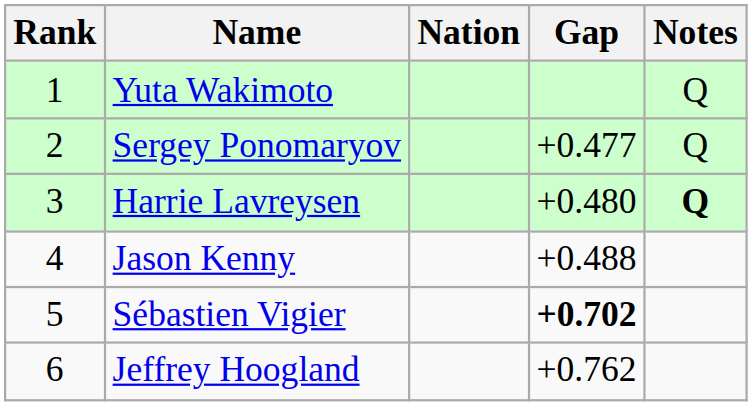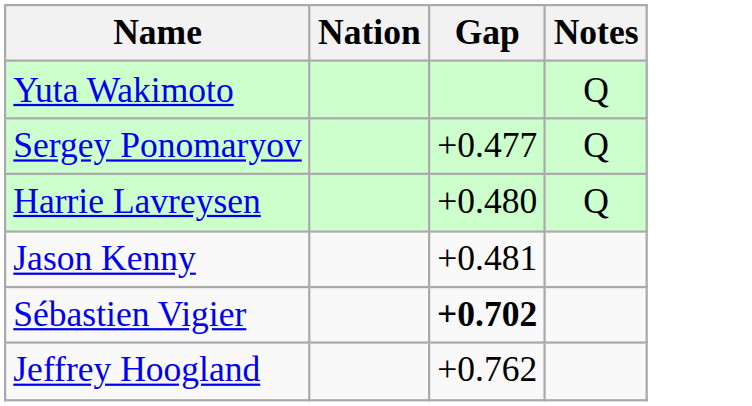- column: (55, 32)
(695, 201) bold -> (596, 201) normal
(587, 257) +0.488 -> (487, 257) +0.481
